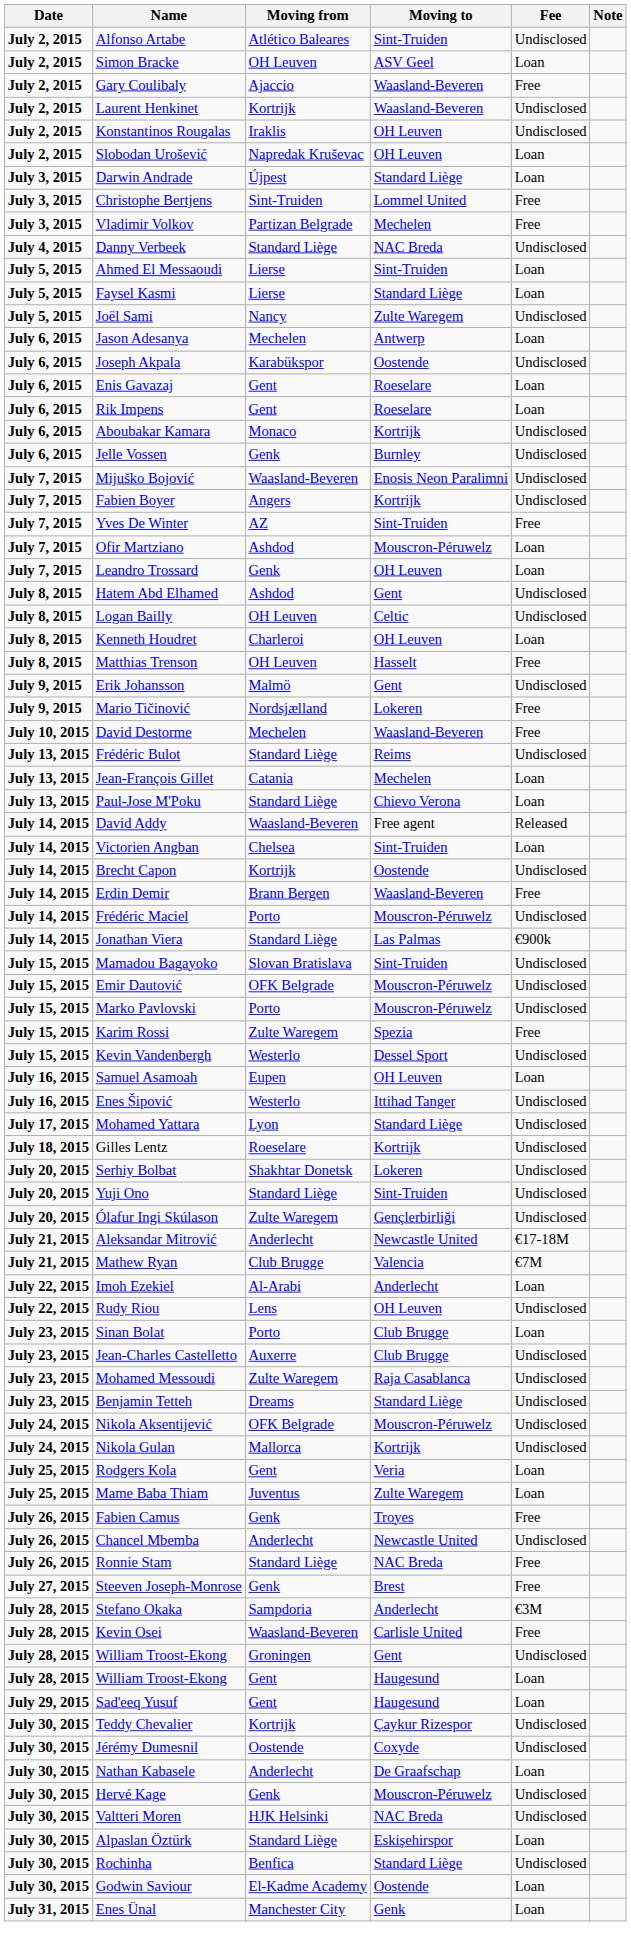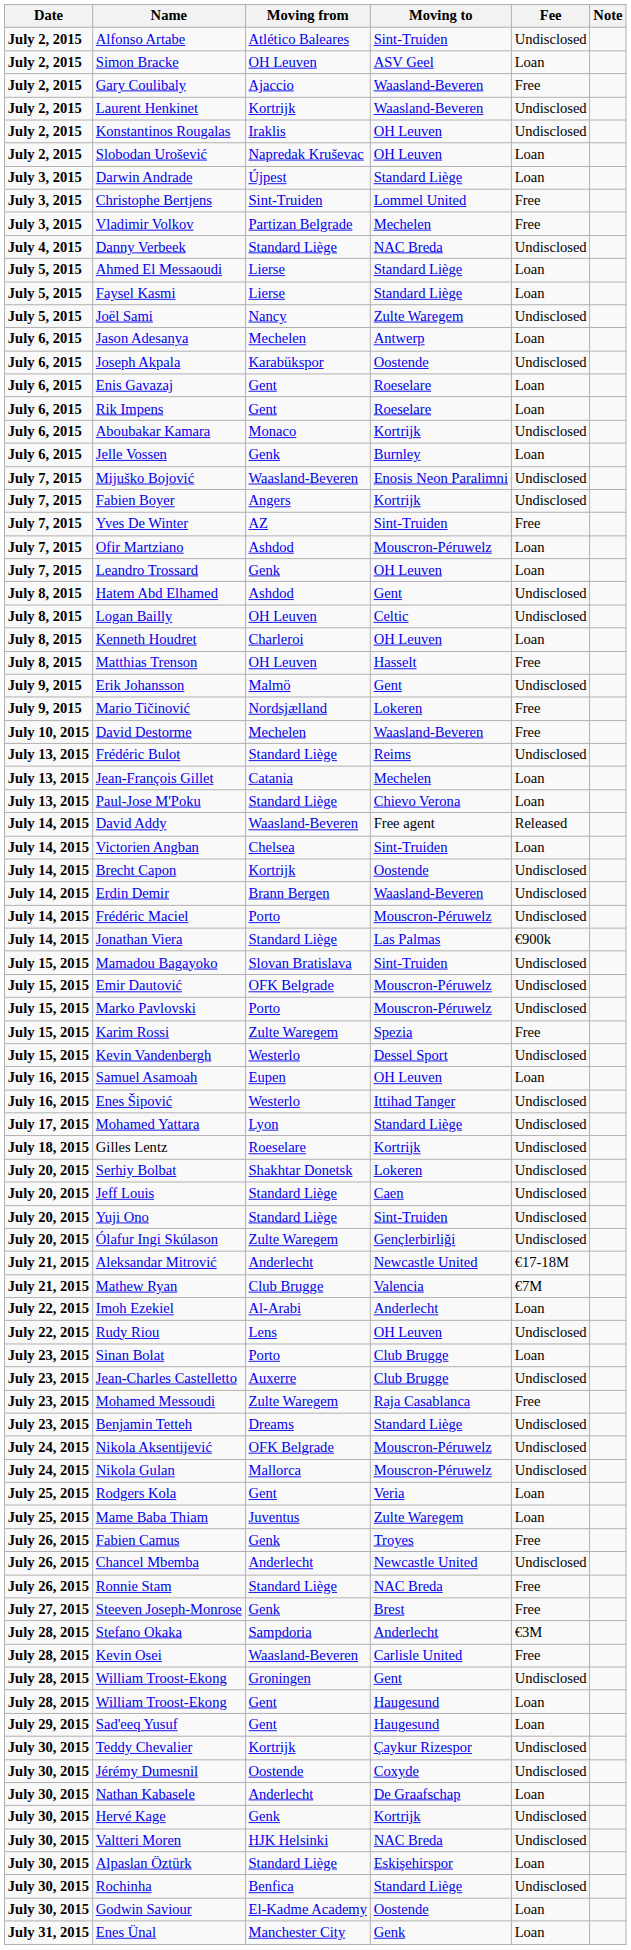(411, 270) Sint-Truiden -> (418, 270) Standard Liège
(551, 454) Undisclosed -> (530, 454) Loan
(528, 893) Free -> (551, 893) Undisclosed
+ row: (125, 1193)
(551, 1378) Undisclosed -> (528, 1401) Free
(397, 1447) Kortrijk -> (433, 1470) Mouscron-Péruwelz
(433, 1794) Mouscron-Péruwelz -> (397, 1817) Kortrijk
